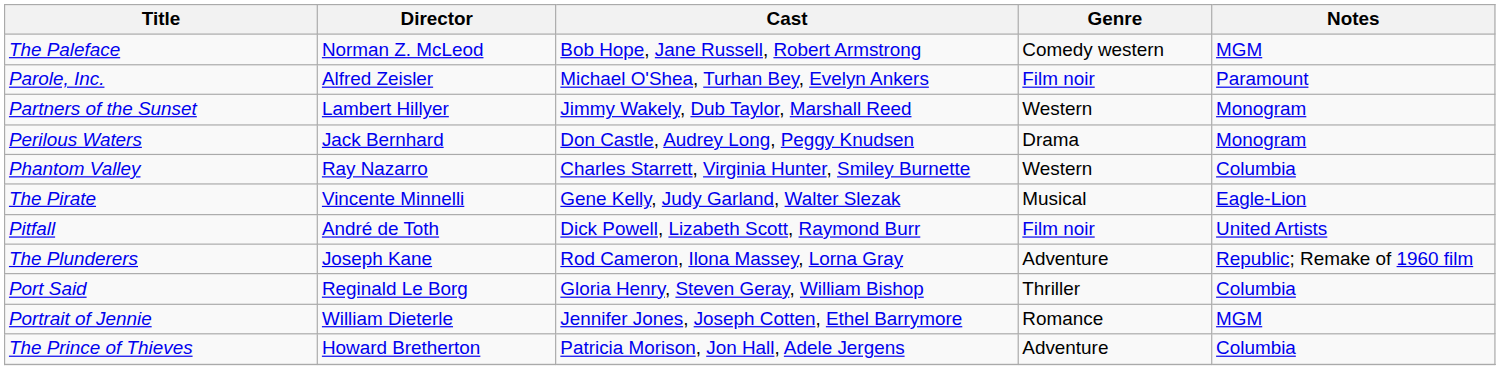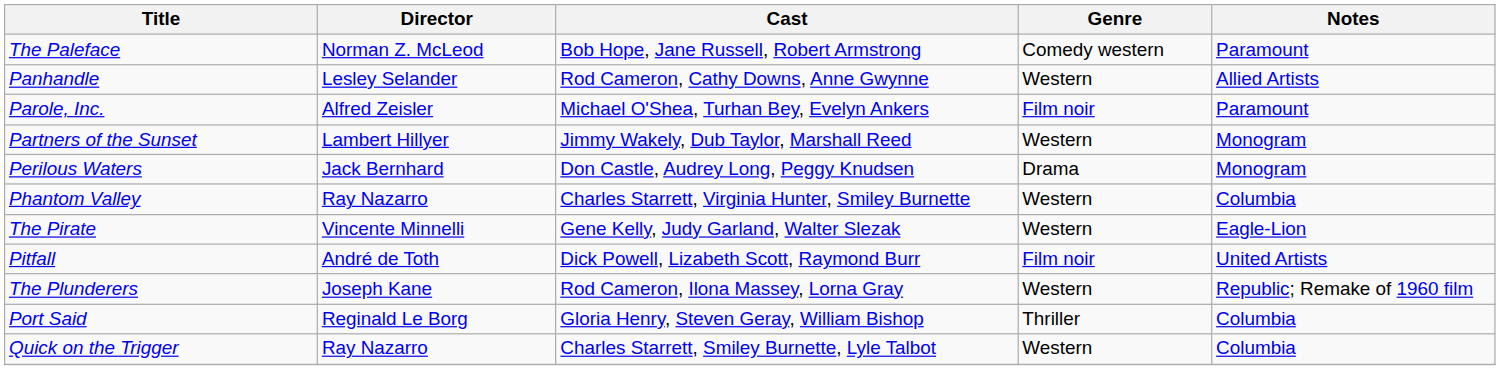(1239, 49) MGM -> (1262, 49) Paramount
+ row: (54, 79)
(1054, 199) Musical -> (1057, 229) Western
(1065, 259) Adventure -> (1057, 288) Western
- row: (80, 318)
- row: (101, 348)
+ row: (94, 348)
